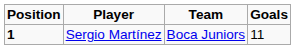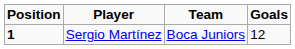(257, 34) 11 -> (258, 34) 12
